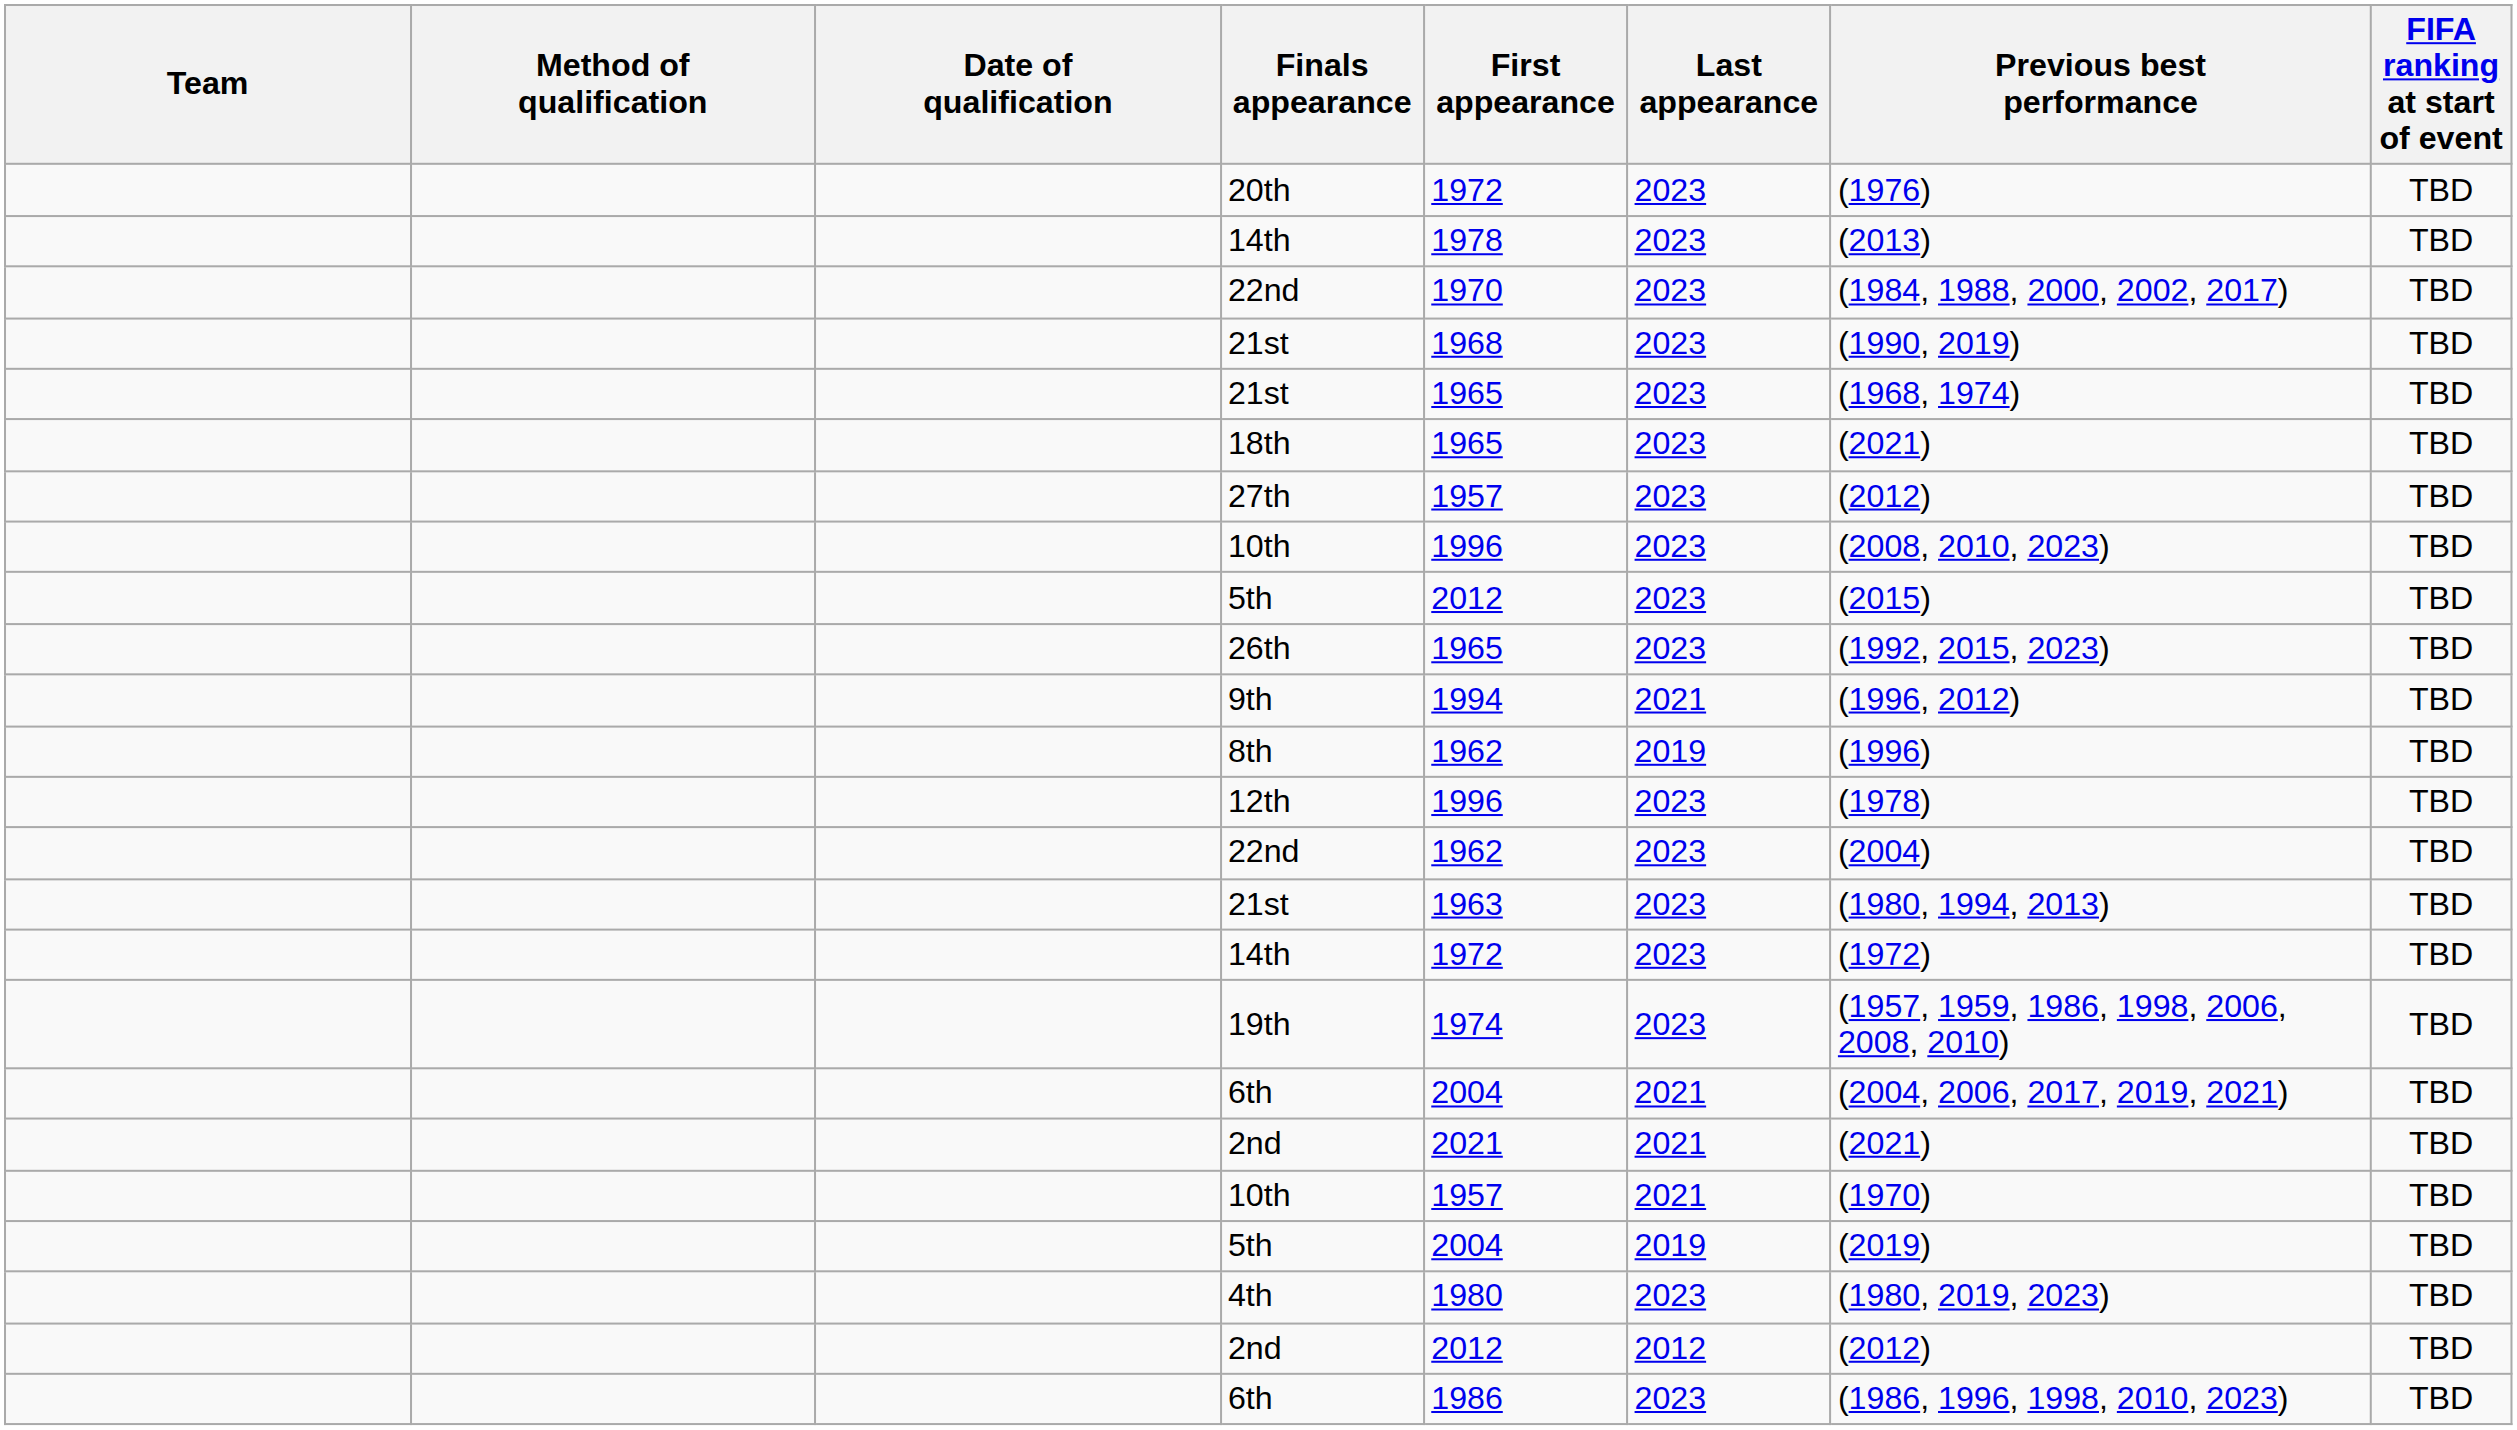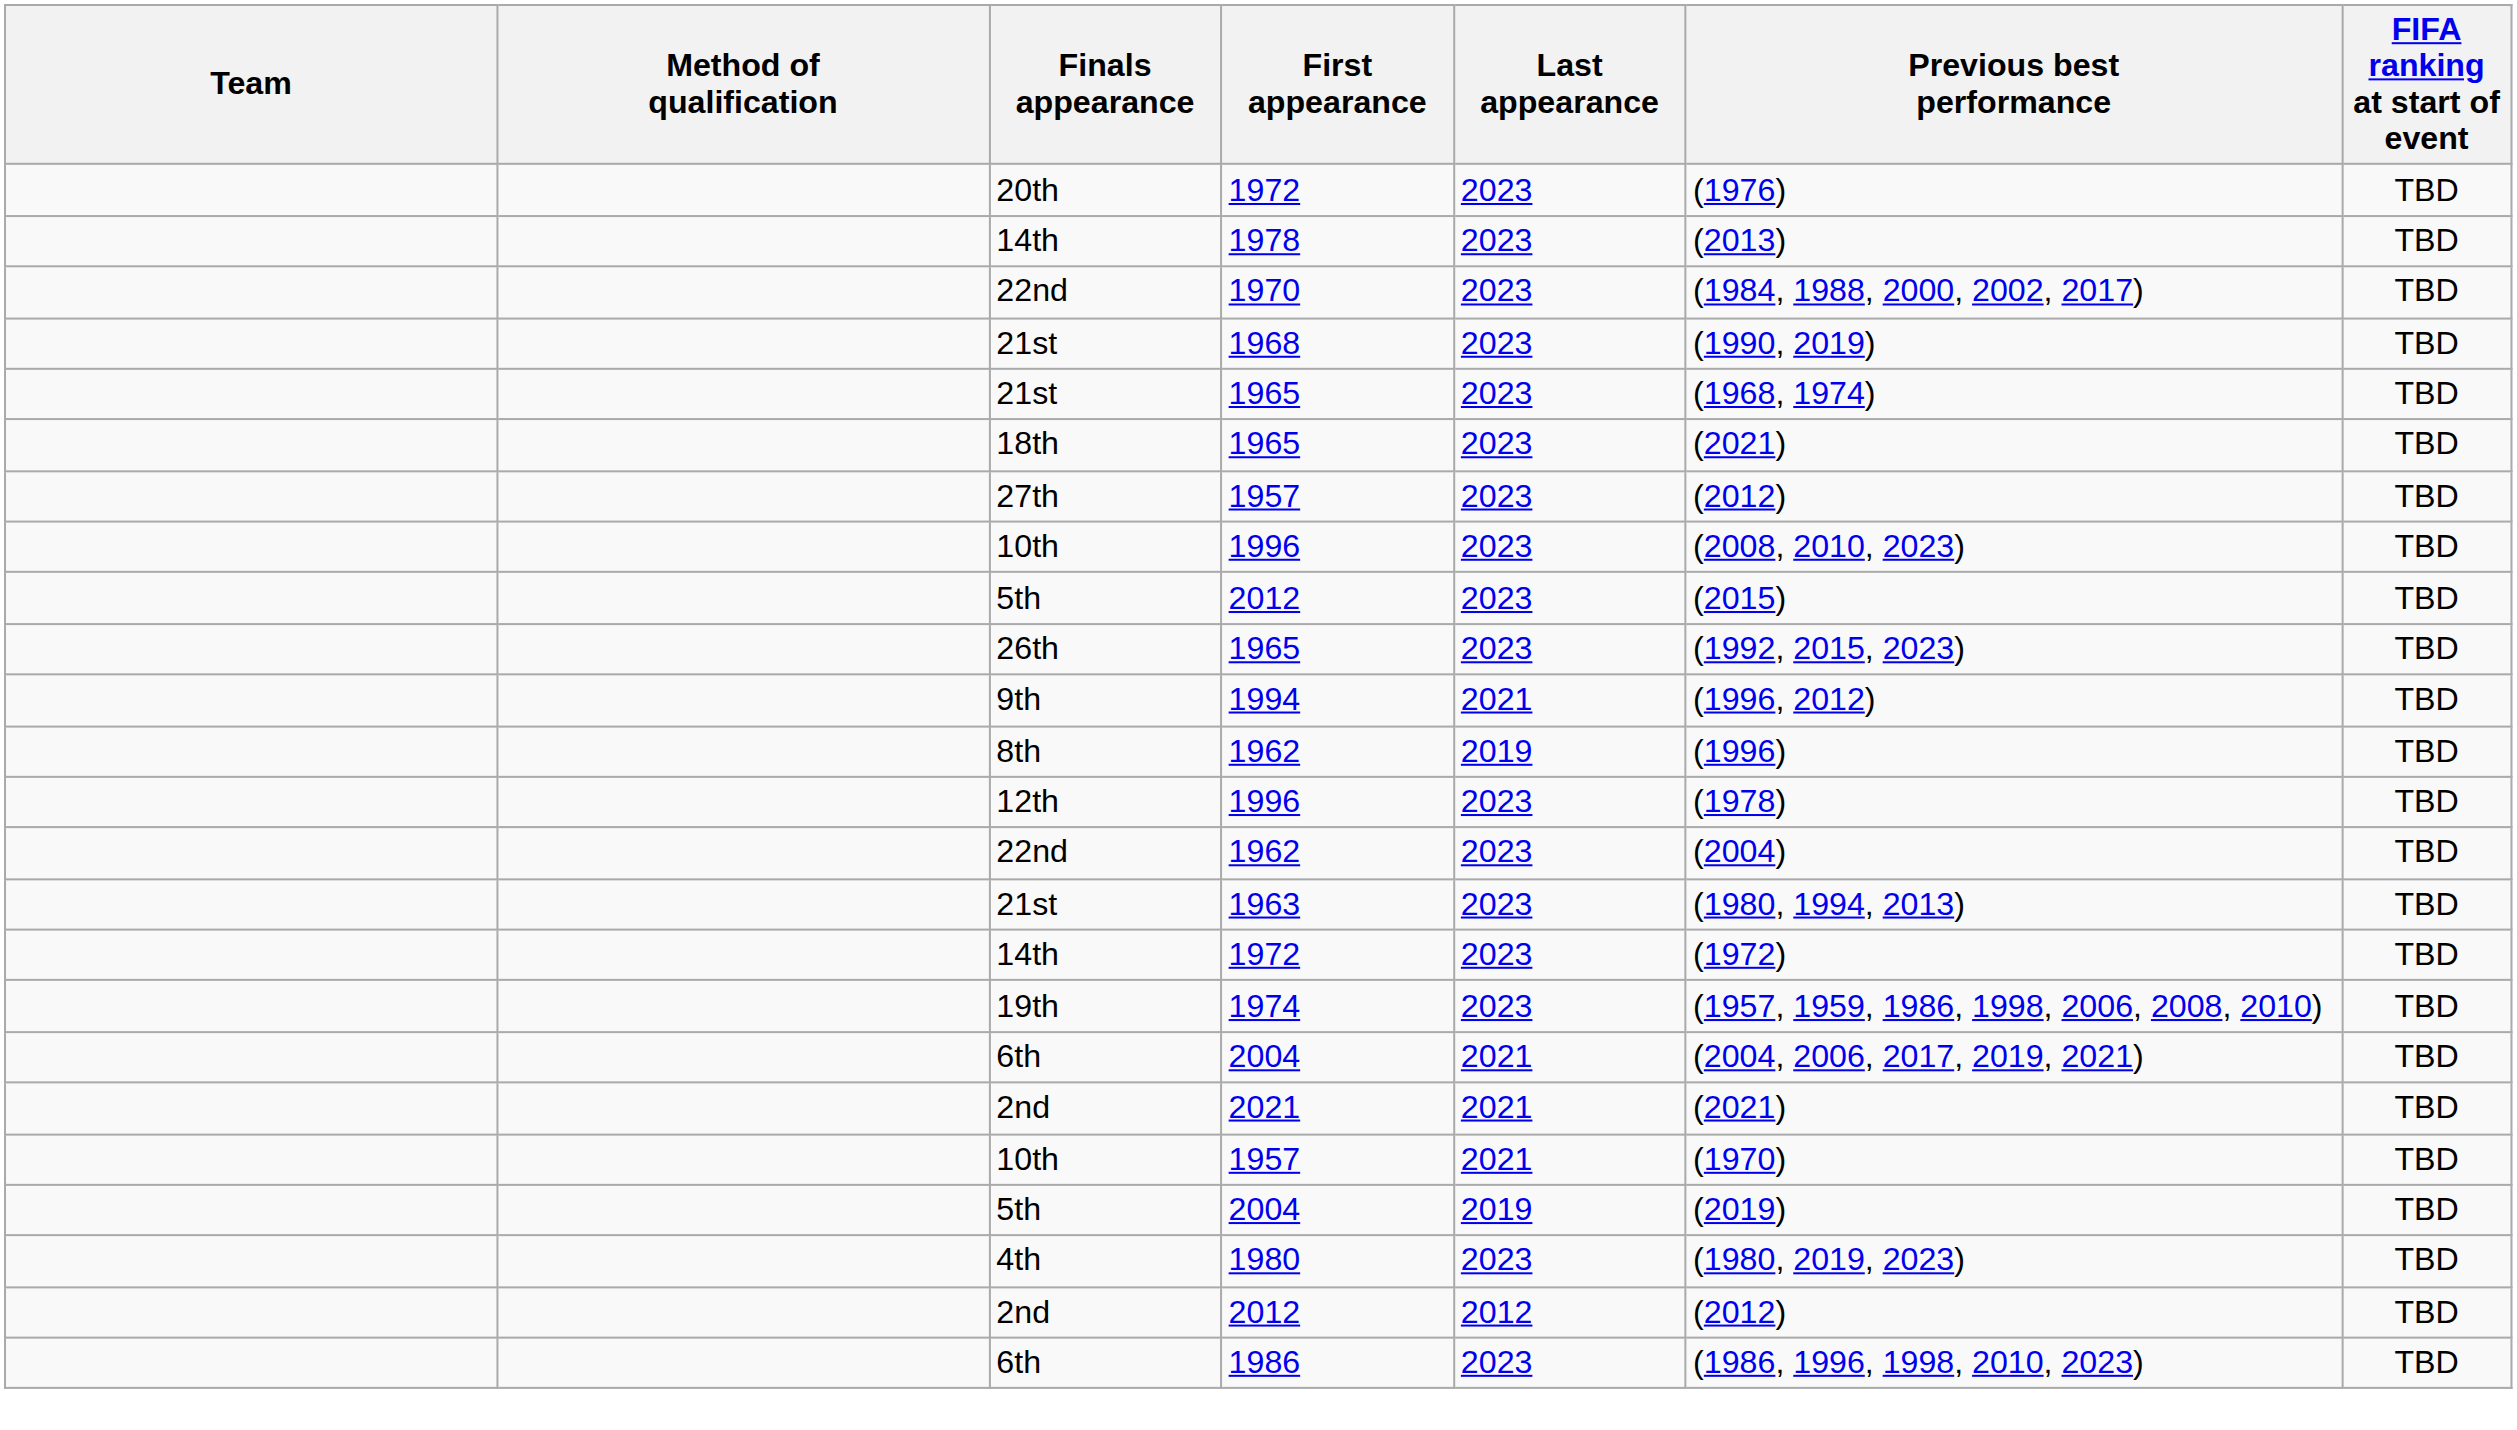- column: (1018, 84)
